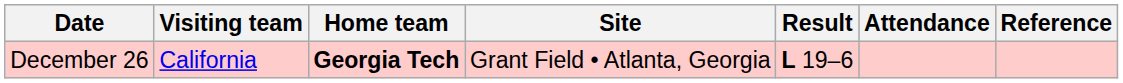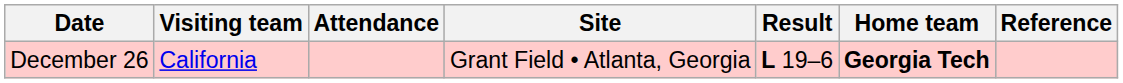columns swapped: (386, 23) <-> (927, 23)
